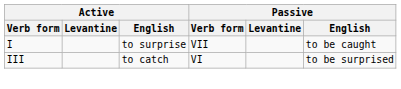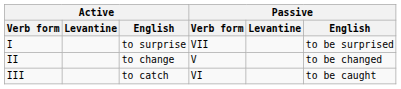(341, 44) to be caught -> (350, 44) to be surprised
+ row: (13, 60)
(350, 60) to be surprised -> (341, 76) to be caught
